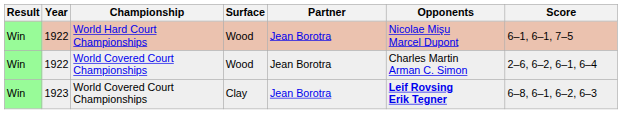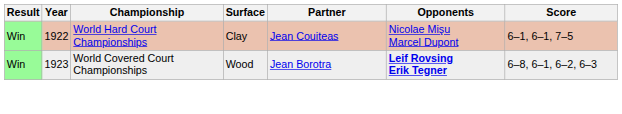(240, 36) Wood -> (236, 36) Clay
(301, 36) Jean Borotra -> (304, 36) Jean Couiteas
- row: (56, 65)
(236, 94) Clay -> (240, 65) Wood
